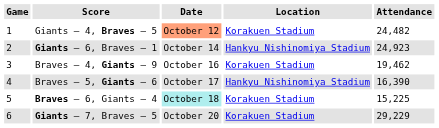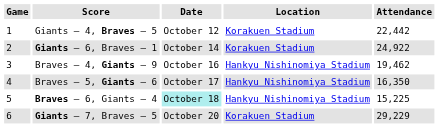(191, 31) lightsalmon background -> (191, 31) no background
(393, 31) 24,482 -> (393, 31) 22,442
(298, 48) Hankyu Nishinomiya Stadium -> (270, 48) Korakuen Stadium
(393, 48) 24,923 -> (393, 48) 24,922
(270, 65) Korakuen Stadium -> (298, 65) Hankyu Nishinomiya Stadium
(393, 82) 16,390 -> (393, 82) 16,350
(270, 99) Korakuen Stadium -> (298, 99) Hankyu Nishinomiya Stadium
